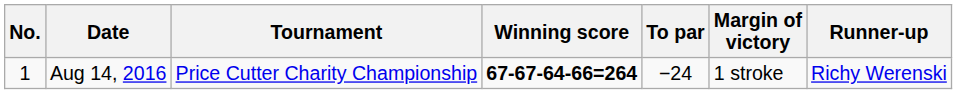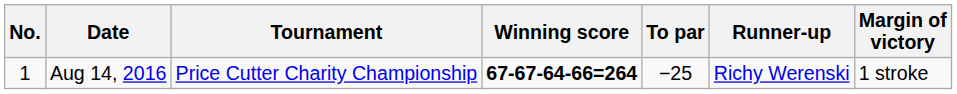columns swapped: (758, 31) <-> (879, 31)
(675, 73) −24 -> (675, 73) −25
